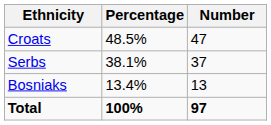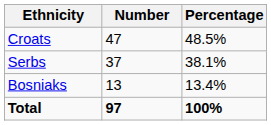columns swapped: (227, 16) <-> (145, 16)
